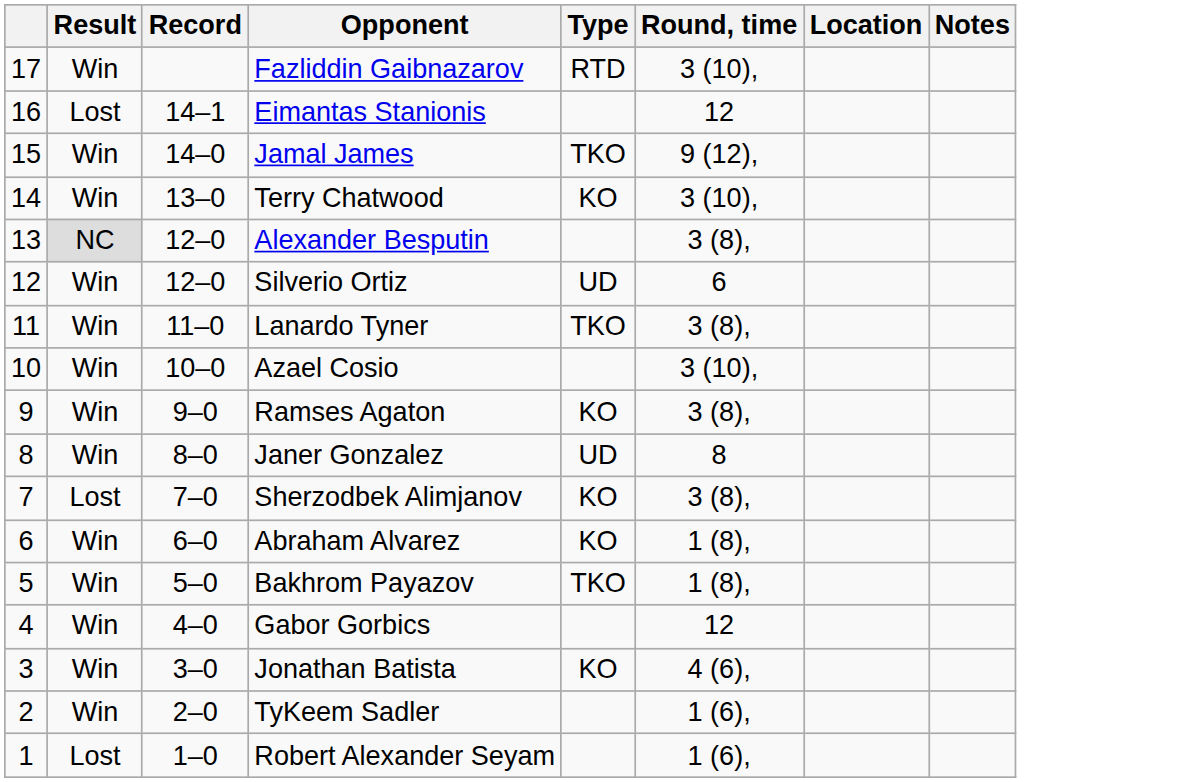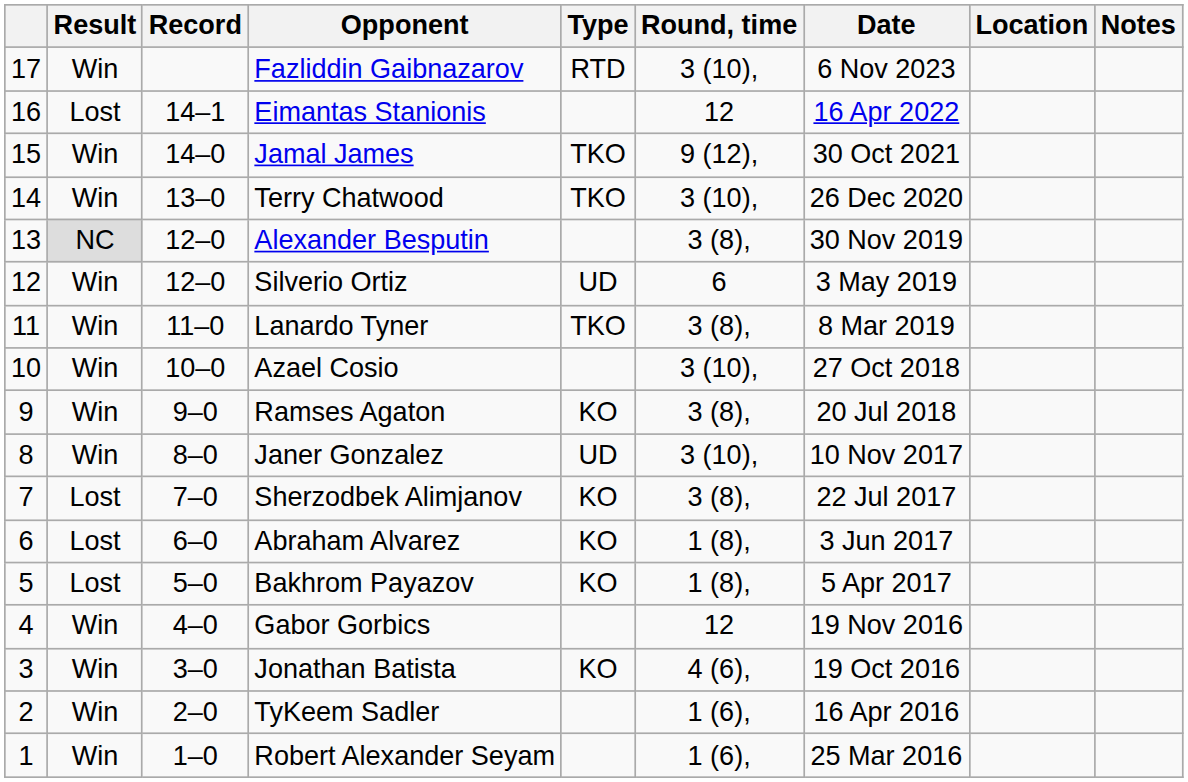+ column: (886, 25)
(598, 197) KO -> (598, 197) TKO
(719, 454) 8 -> (719, 454) 3 (10),
(95, 540) Win -> (95, 540) Lost
(95, 583) Win -> (95, 583) Lost
(598, 583) TKO -> (598, 583) KO
(95, 754) Lost -> (95, 754) Win
